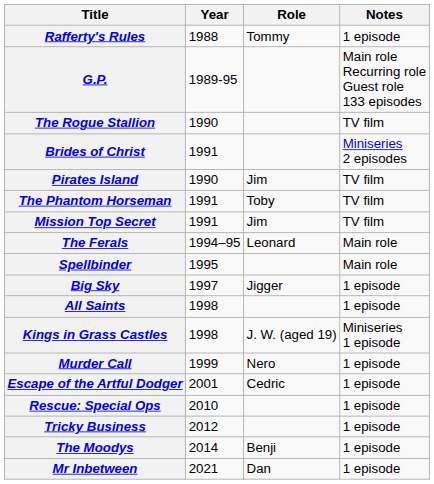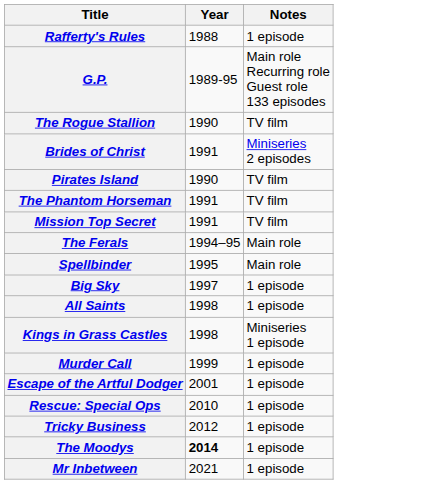- column: (292, 15)
(203, 447) normal -> (203, 447) bold
